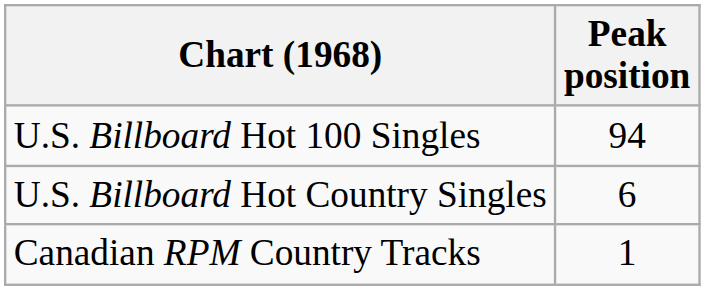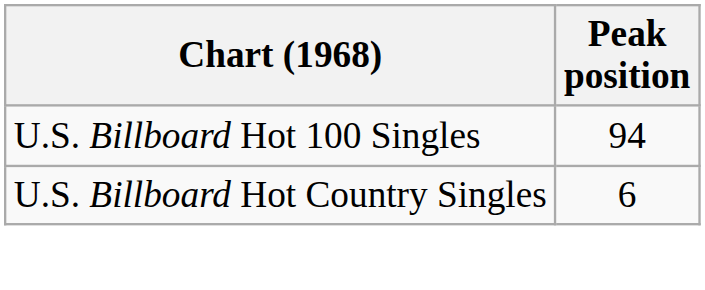- row: (247, 253)
